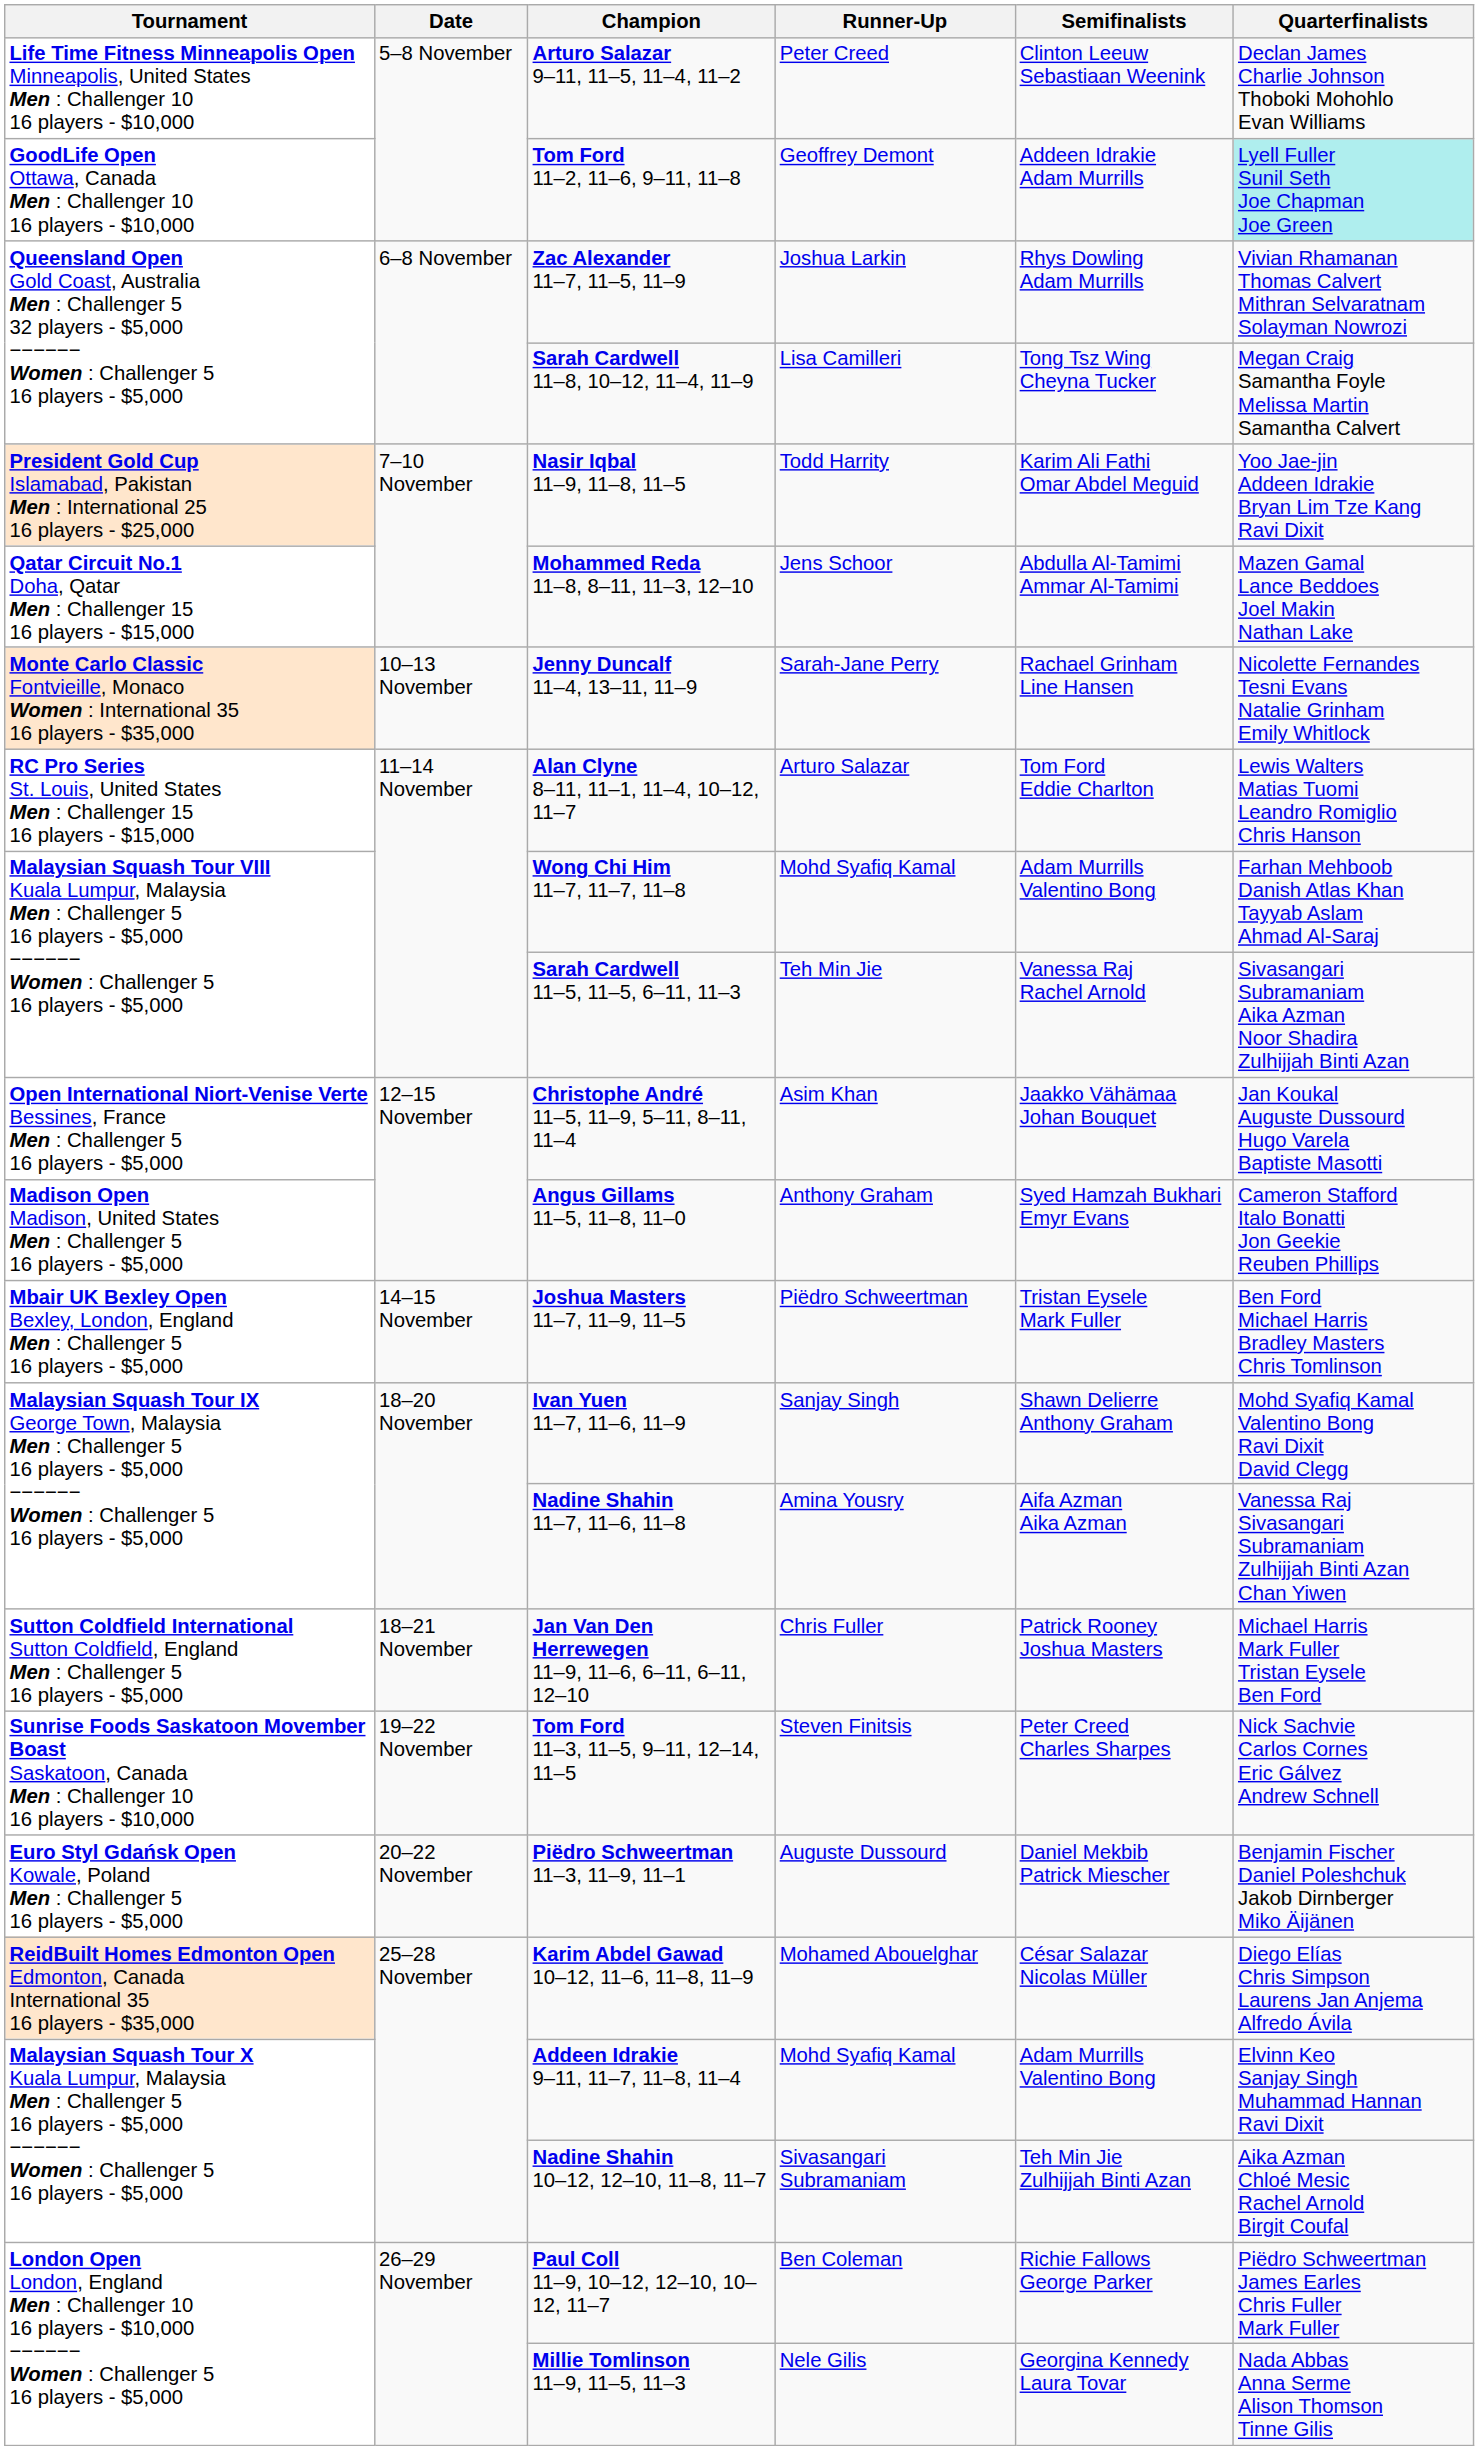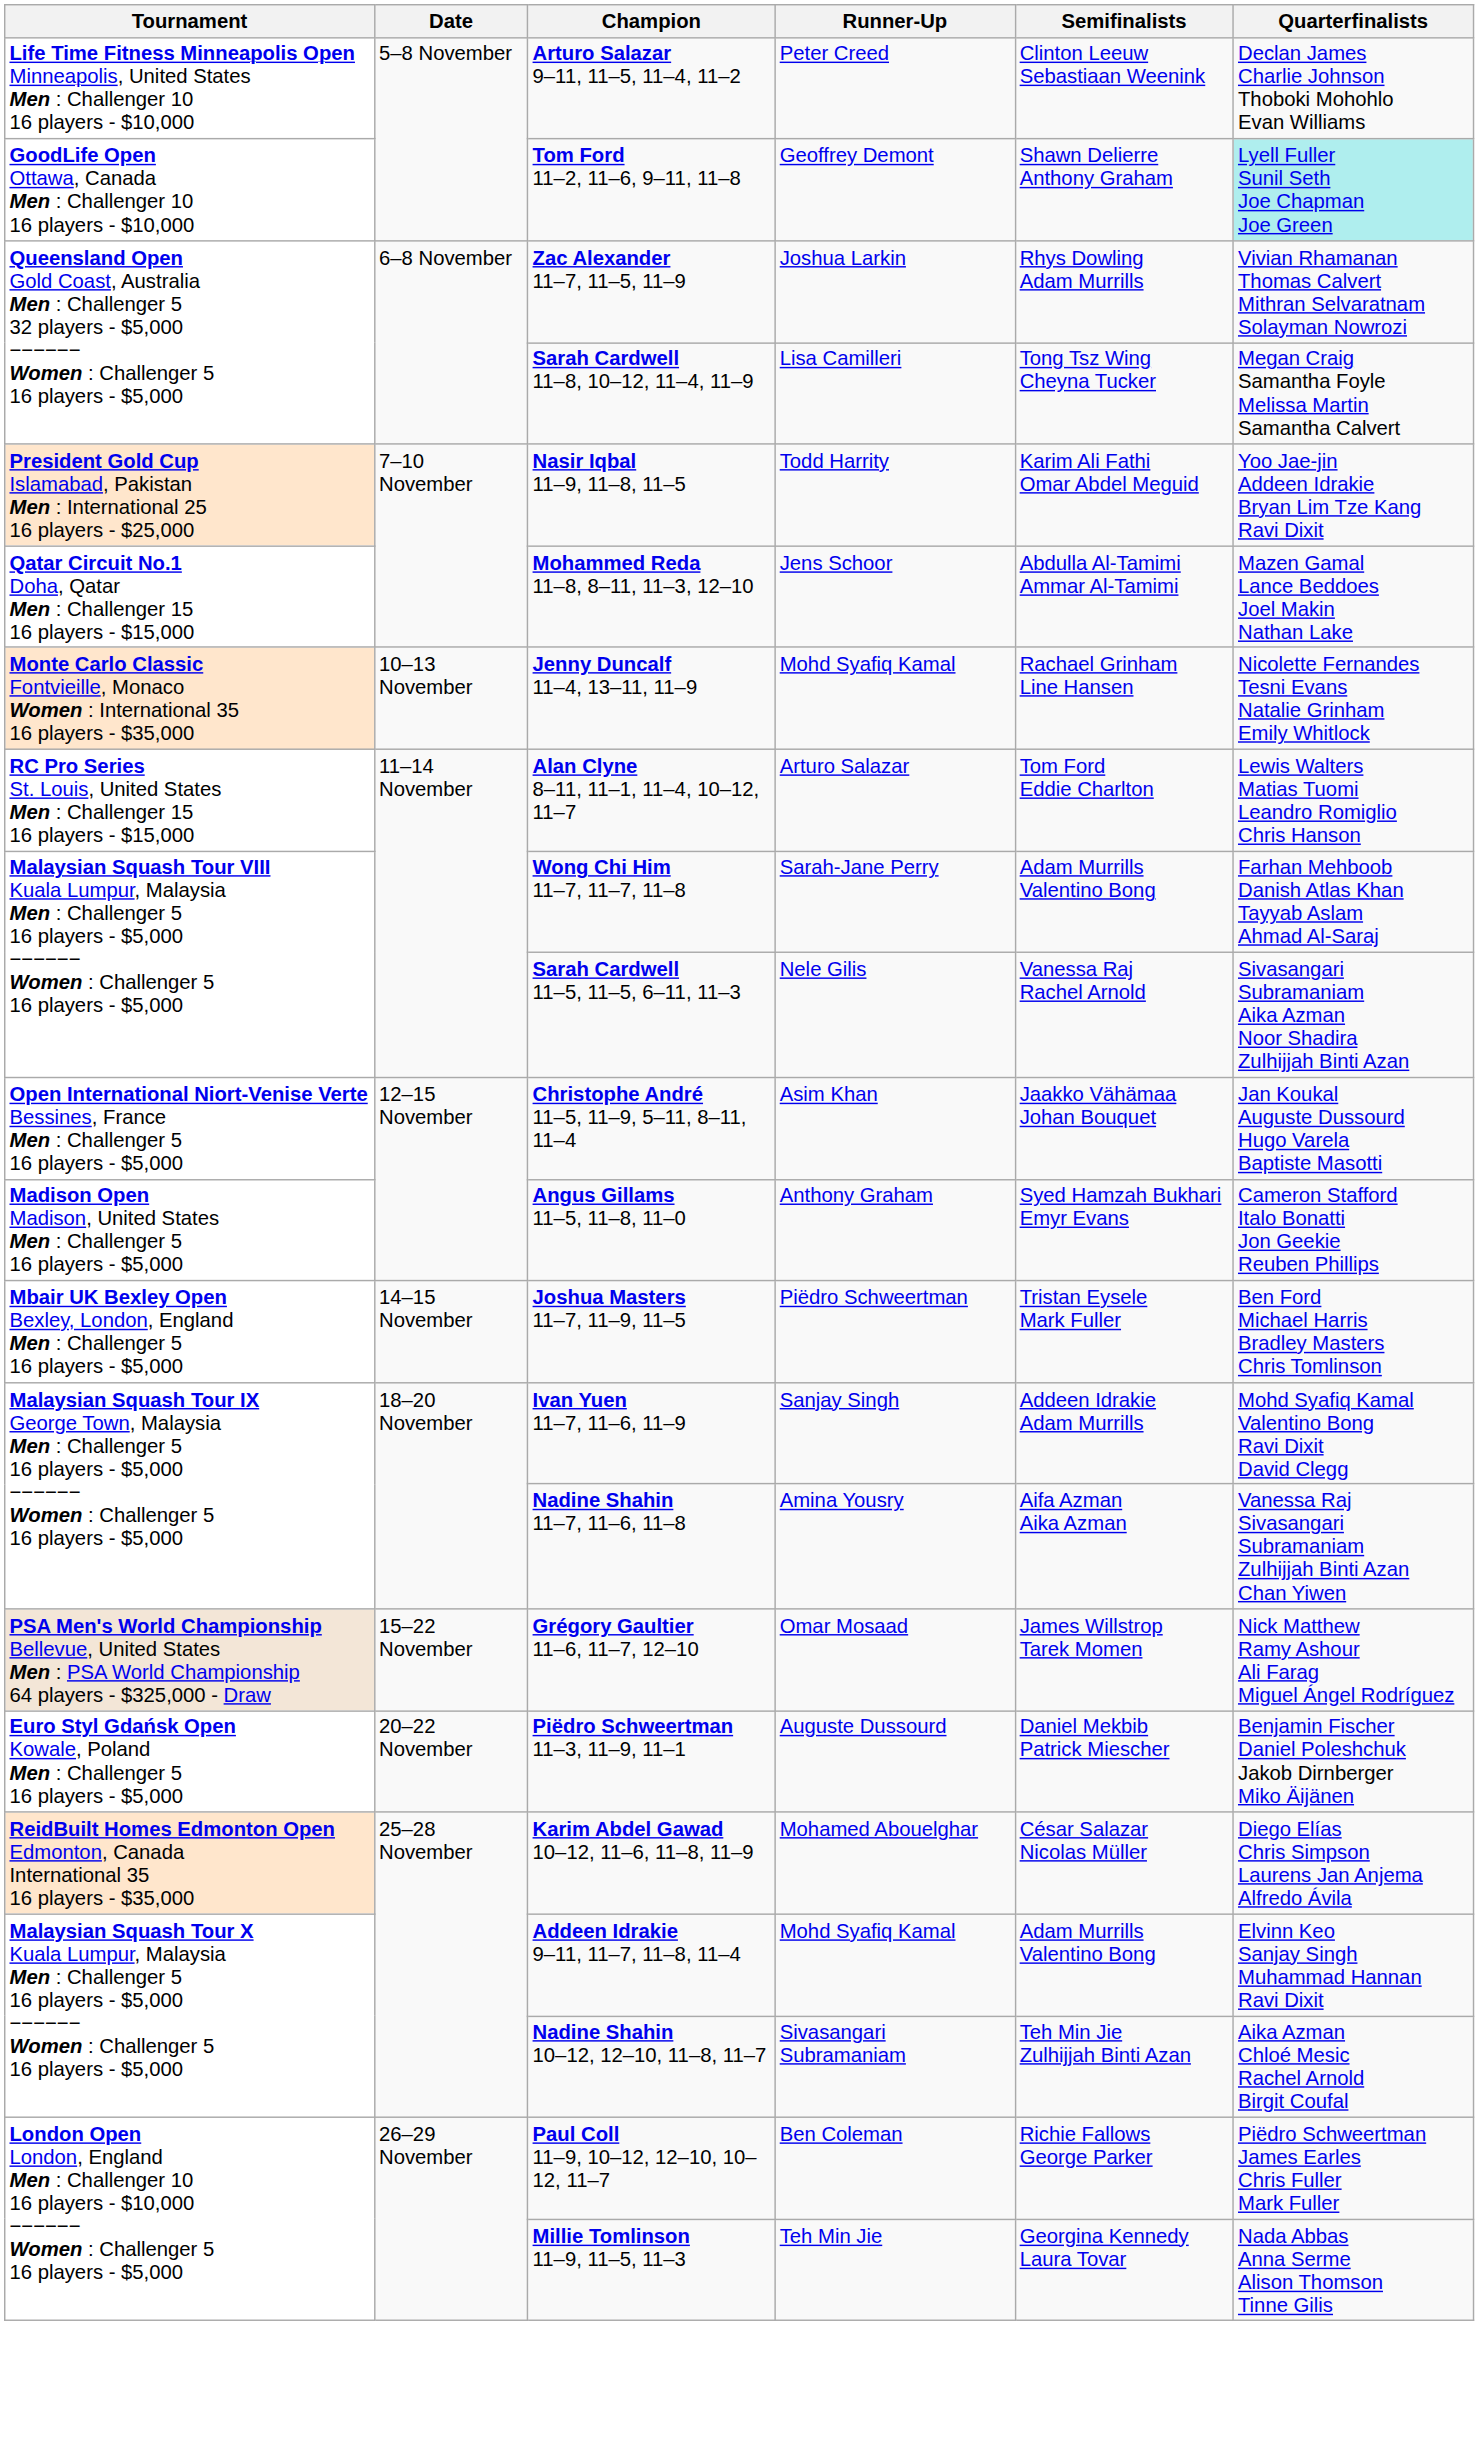(1088, 167) Addeen Idrakie Adam Murrills -> (1096, 167) Shawn Delierre Anthony Graham
(859, 664) Sarah-Jane Perry -> (868, 664) Mohd Syafiq Kamal
(868, 867) Mohd Syafiq Kamal -> (859, 867) Sarah-Jane Perry
(831, 969) Teh Min Jie -> (823, 969) Nele Gilis
(1096, 1410) Shawn Delierre Anthony Graham -> (1088, 1410) Addeen Idrakie Adam Murrills
- row: (639, 1660)
+ row: (616, 1637)
- row: (646, 1750)
(823, 2360) Nele Gilis -> (831, 2235) Teh Min Jie
